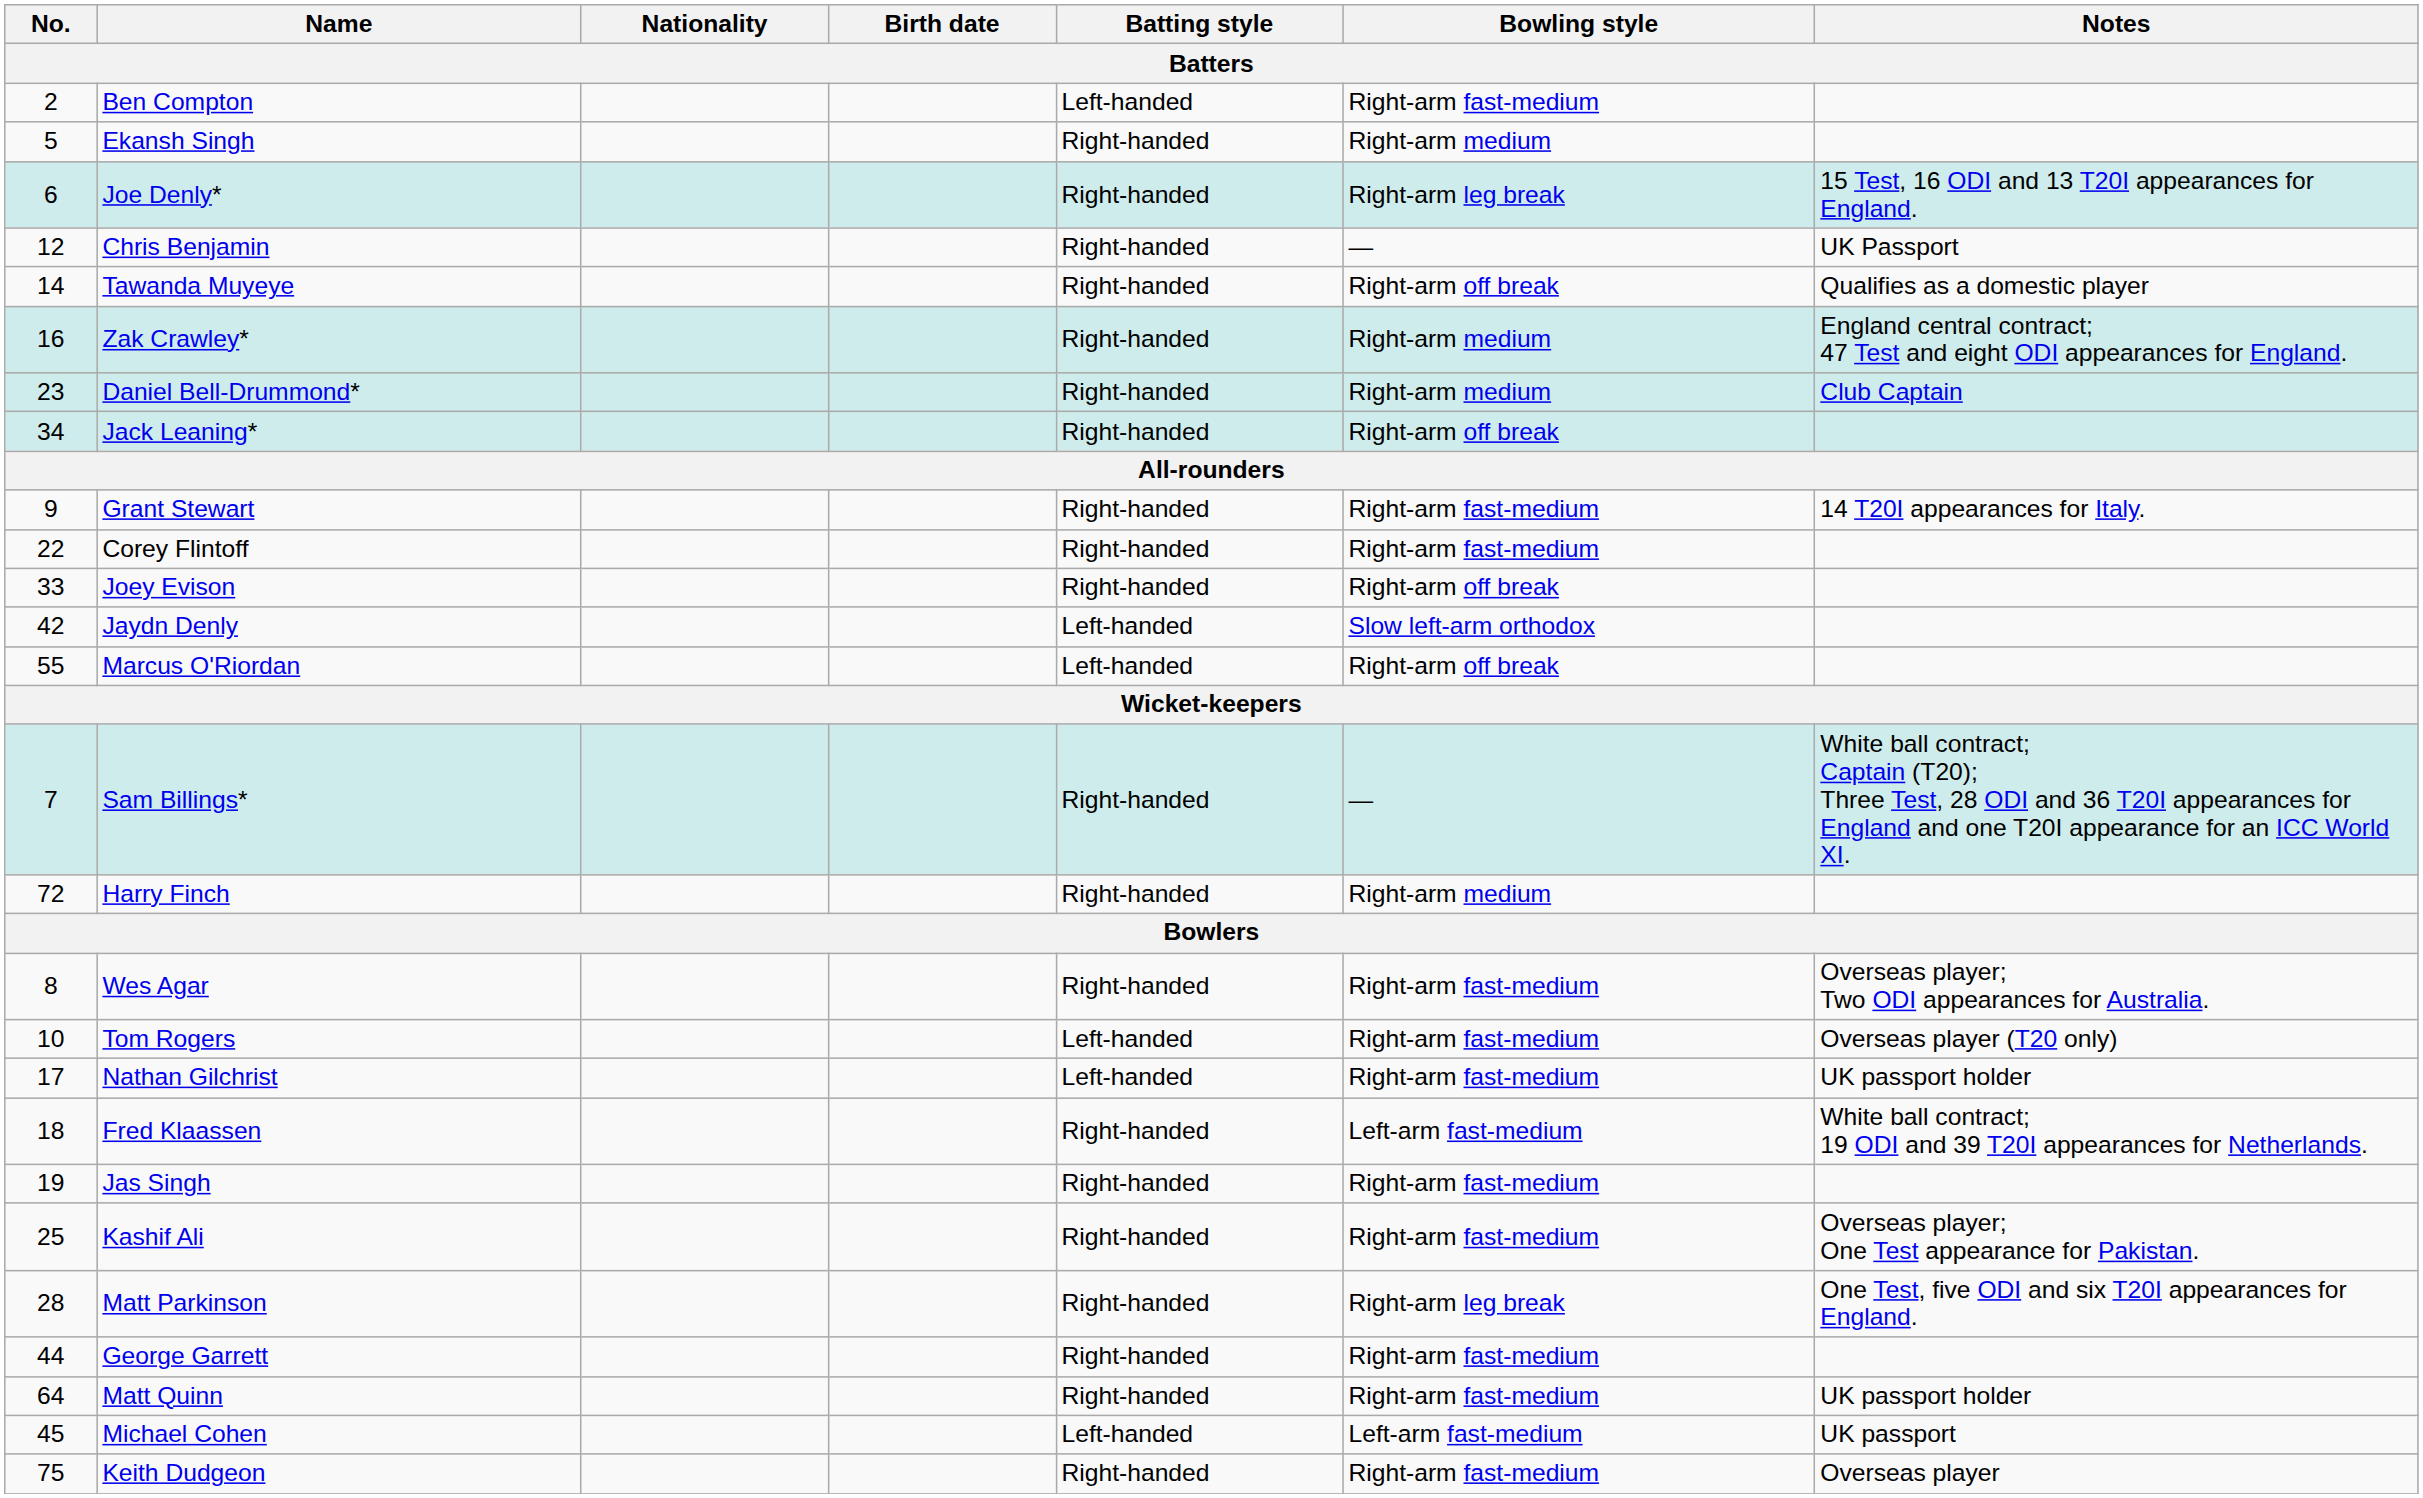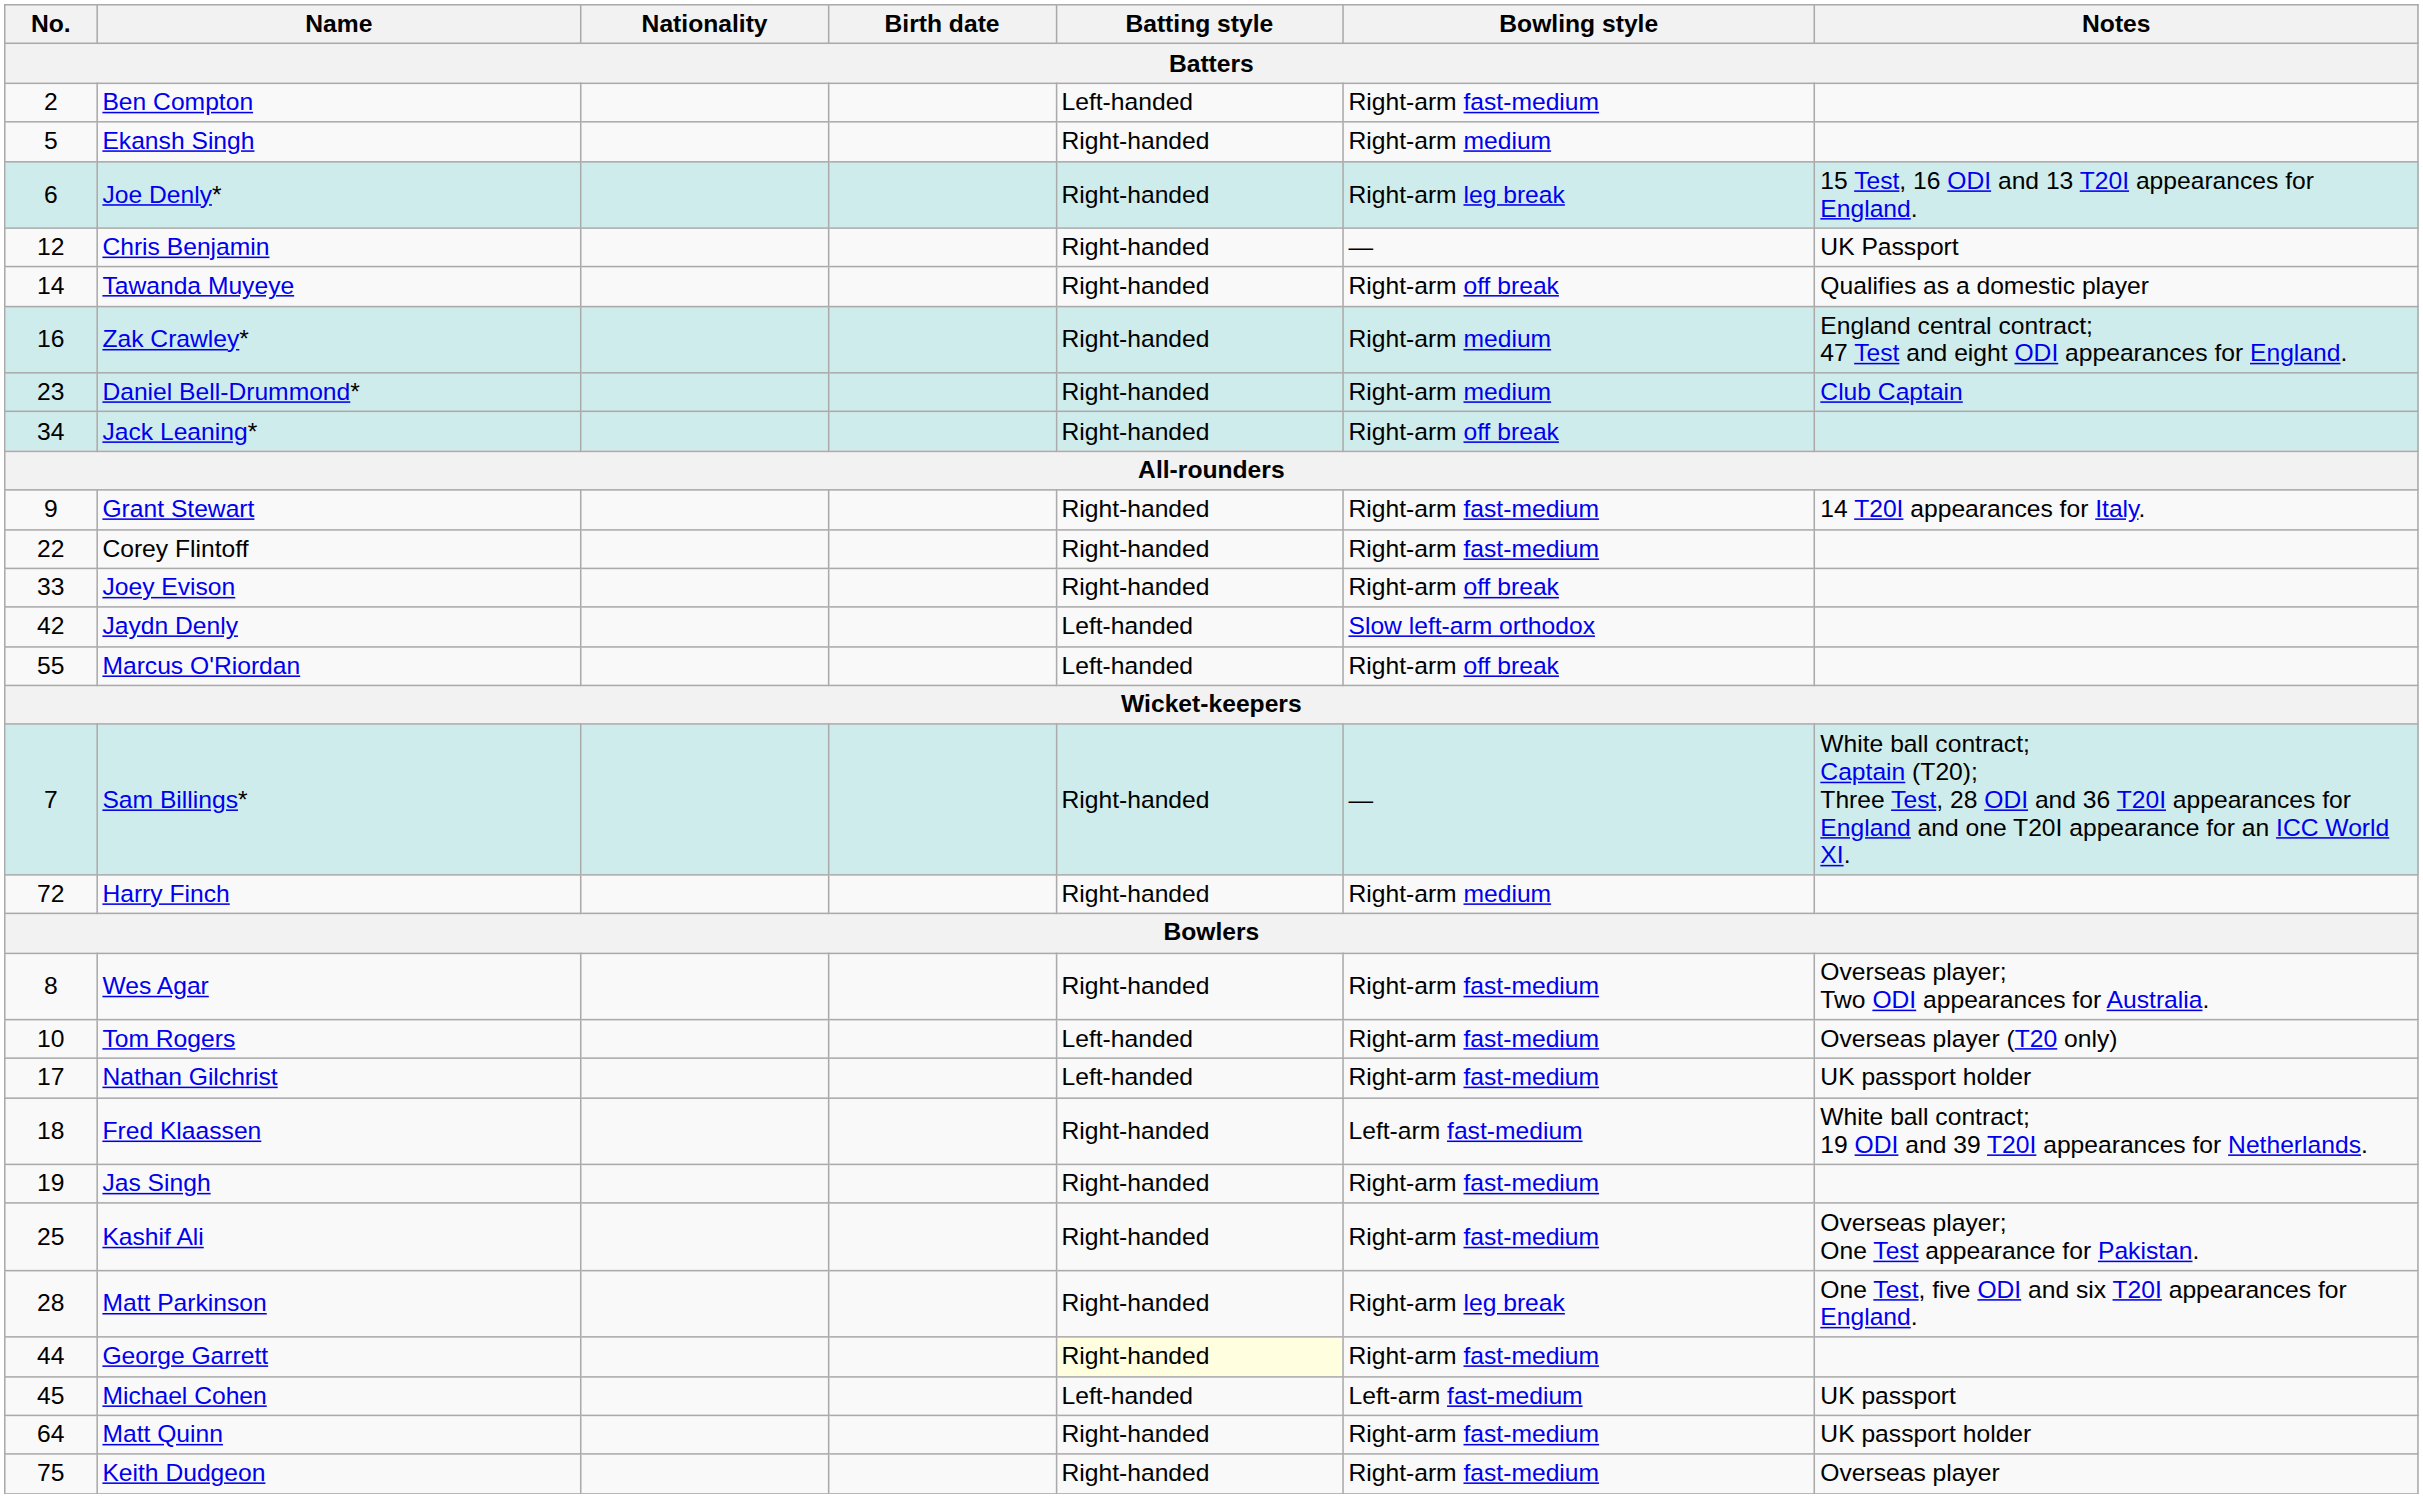(1136, 1356) no background -> (1136, 1356) lightyellow background
rows swapped: (185, 1434) <-> (163, 1395)
